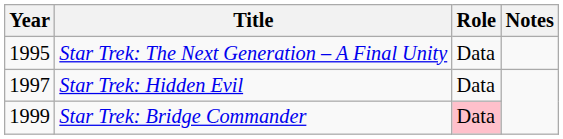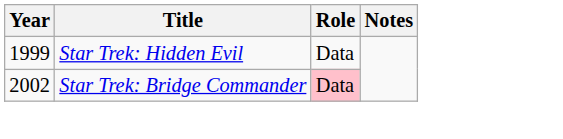- row: (253, 52)
(30, 85) 1997 -> (30, 52) 1999
(30, 117) 1999 -> (30, 85) 2002
